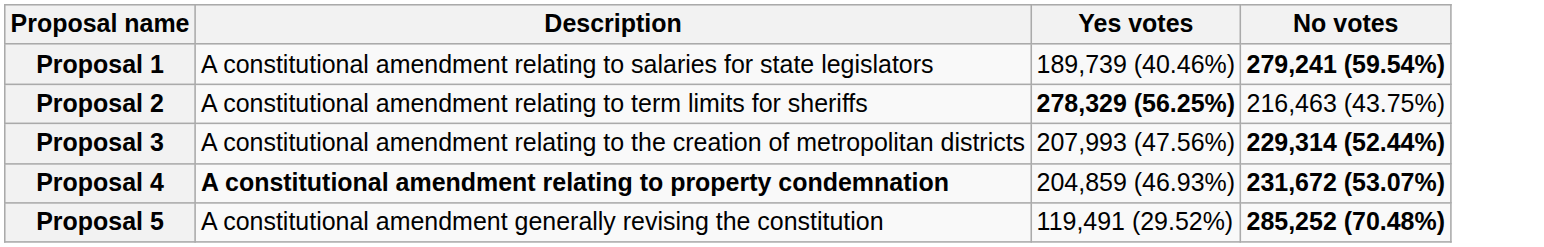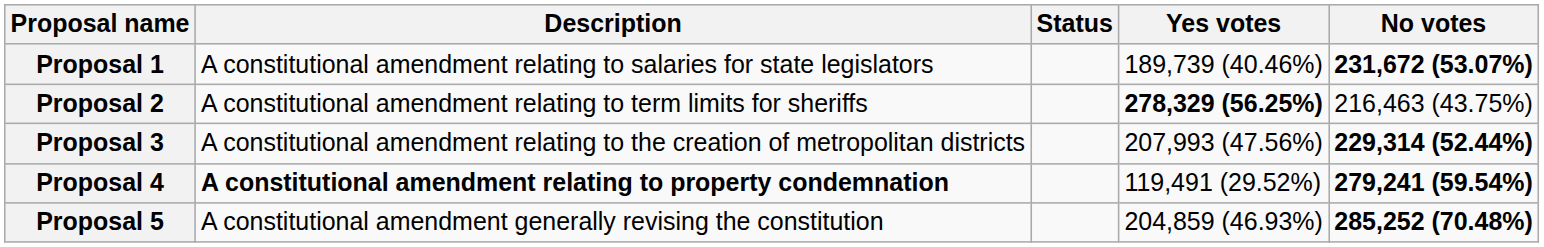+ column: (1075, 24)
(1346, 63) 279,241 (59.54%) -> (1434, 63) 231,672 (53.07%)
(1136, 182) 204,859 (46.93%) -> (1223, 182) 119,491 (29.52%)
(1346, 182) 231,672 (53.07%) -> (1434, 182) 279,241 (59.54%)
(1135, 222) 119,491 (29.52%) -> (1224, 222) 204,859 (46.93%)
